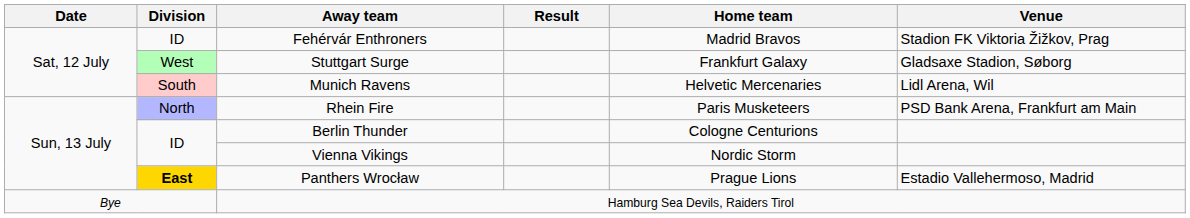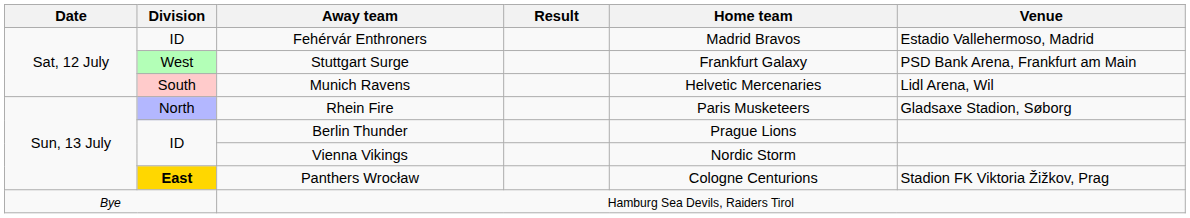(1005, 39) Stadion FK Viktoria Žižkov, Prag -> (997, 39) Estadio Vallehermoso, Madrid
(986, 62) Gladsaxe Stadion, Søborg -> (1018, 62) PSD Bank Arena, Frankfurt am Main
(1018, 109) PSD Bank Arena, Frankfurt am Main -> (986, 109) Gladsaxe Stadion, Søborg
(753, 132) Cologne Centurions -> (753, 132) Prague Lions
(753, 178) Prague Lions -> (753, 178) Cologne Centurions
(997, 178) Estadio Vallehermoso, Madrid -> (1005, 178) Stadion FK Viktoria Žižkov, Prag
